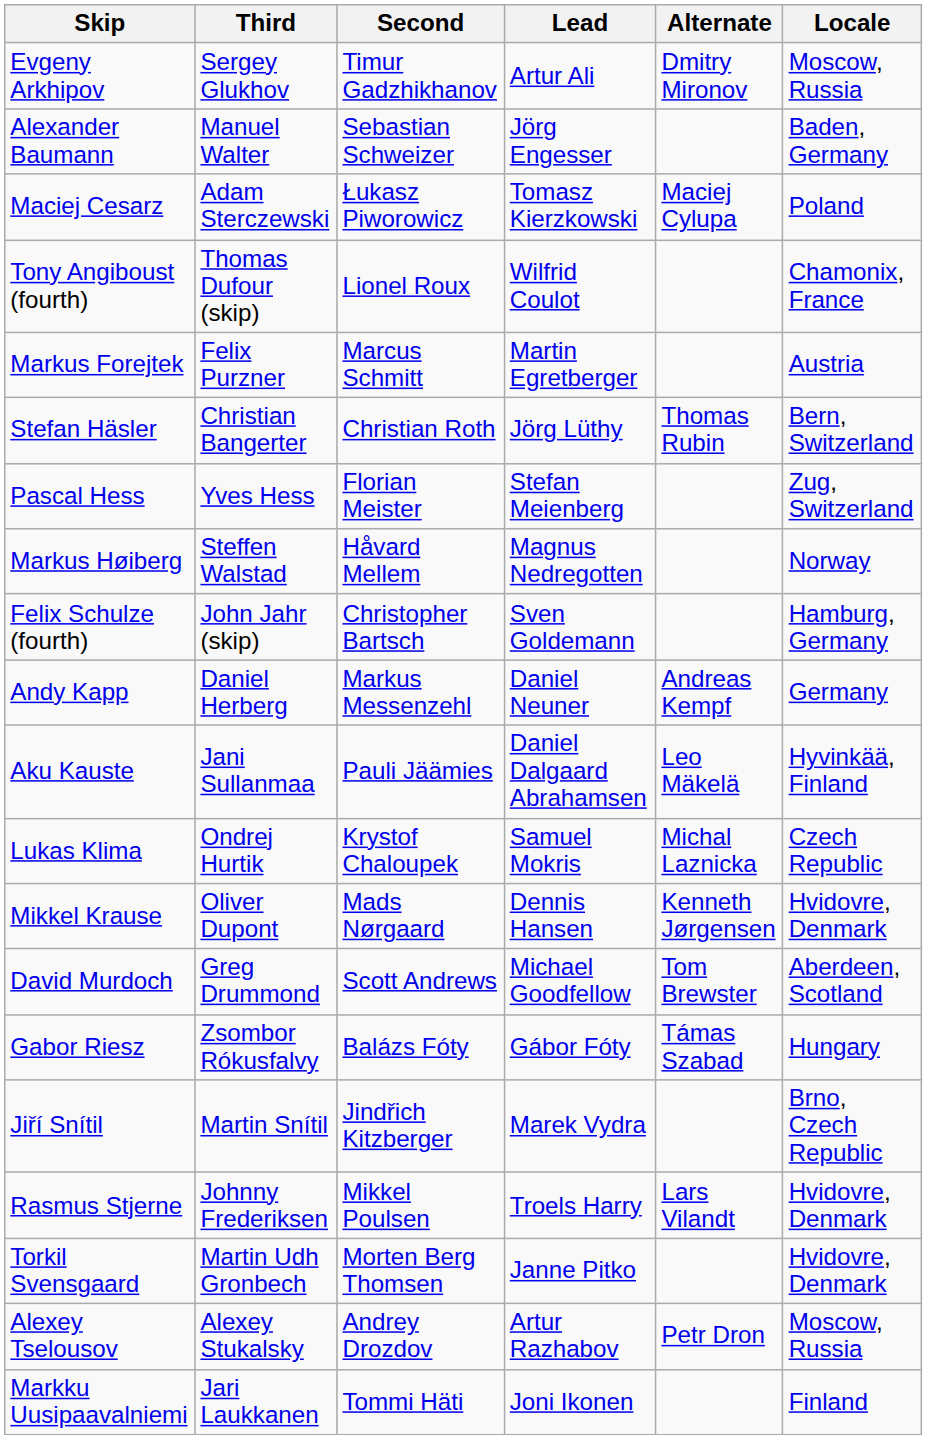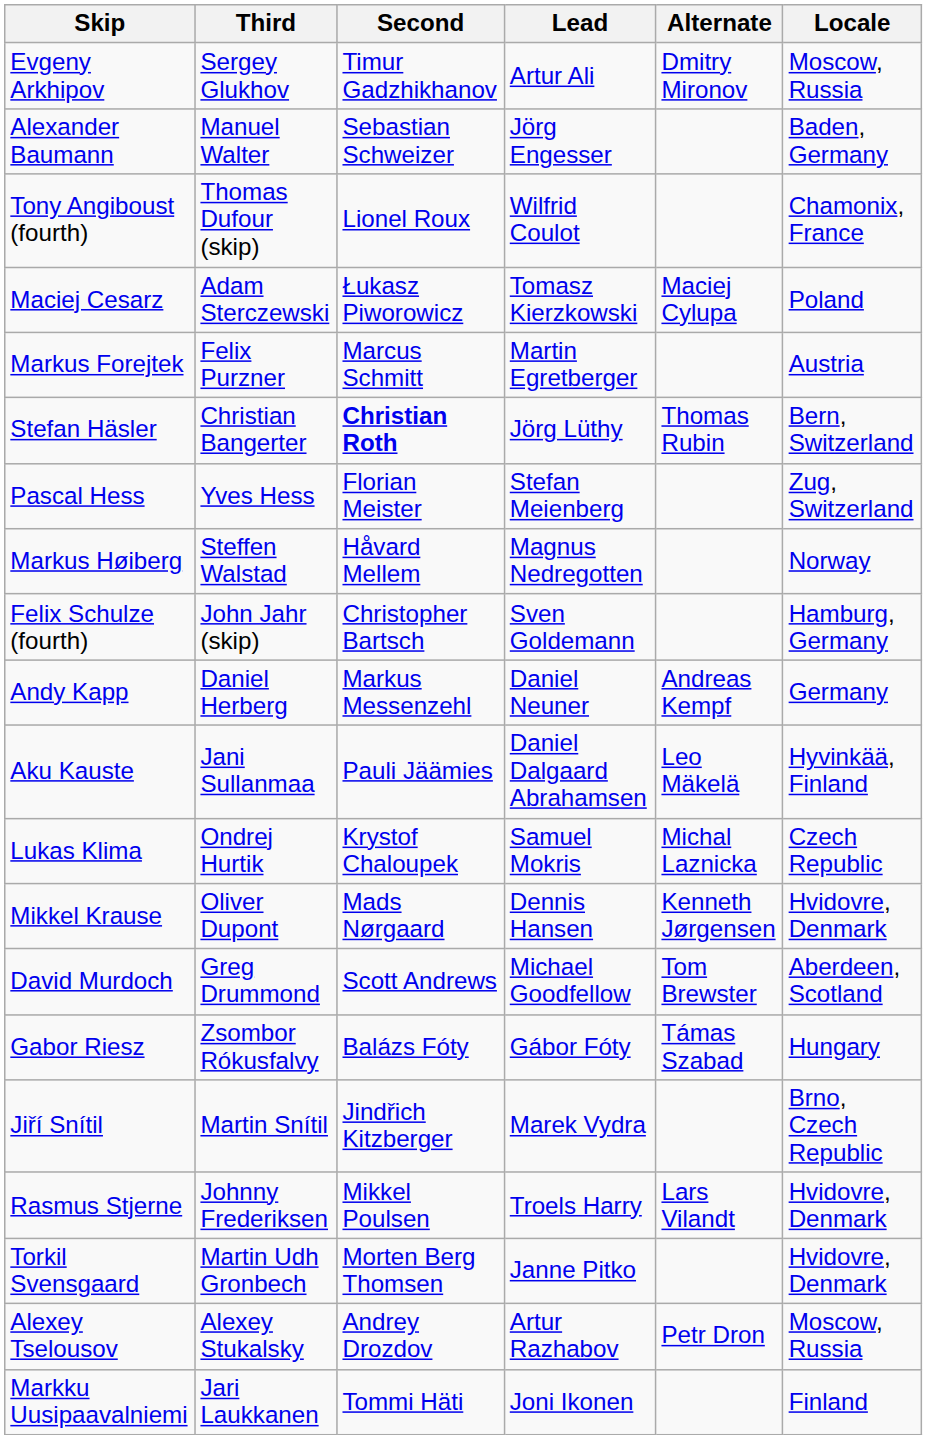rows swapped: (87, 206) <-> (92, 285)
(419, 430) normal -> (395, 430) bold
